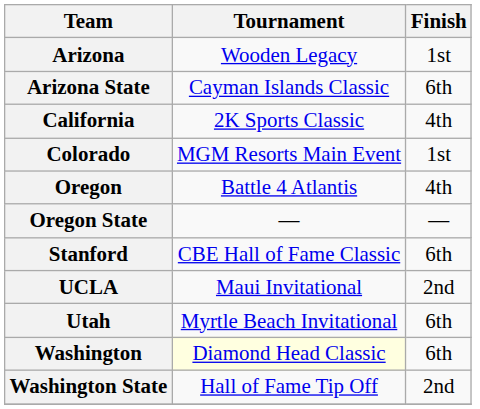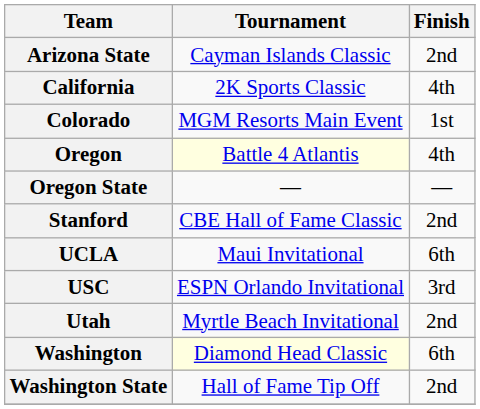- row: (88, 54)
(439, 87) 6th -> (442, 54) 2nd
(289, 187) no background -> (290, 154) lightyellow background
(439, 253) 6th -> (442, 220) 2nd
(439, 287) 2nd -> (442, 253) 6th
+ row: (88, 287)
(439, 320) 6th -> (442, 320) 2nd
